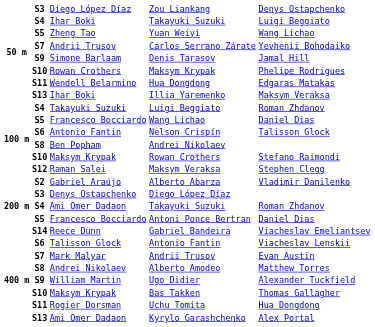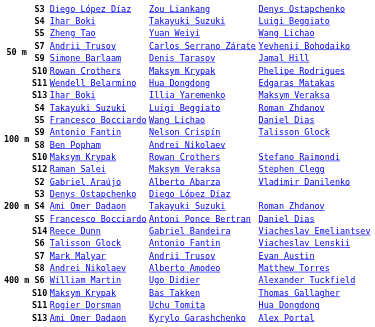(40, 132) S6 -> (40, 132) S9
(40, 281) S9 -> (40, 281) S6
